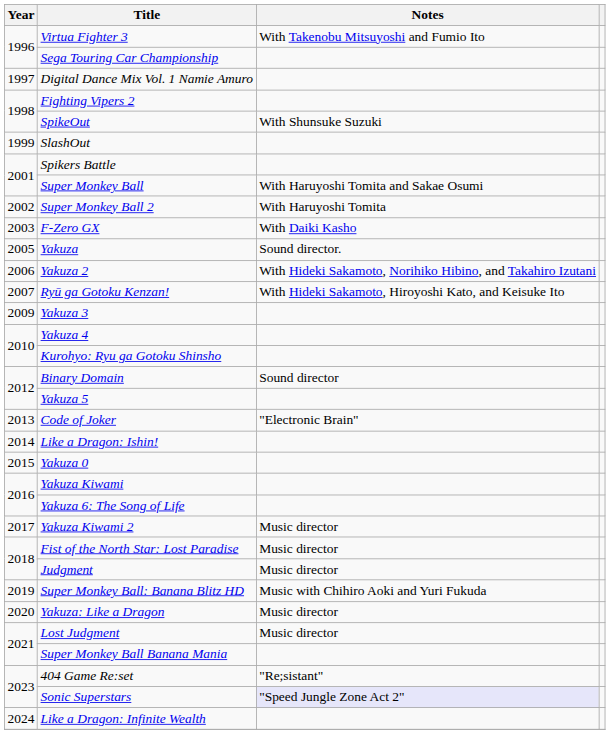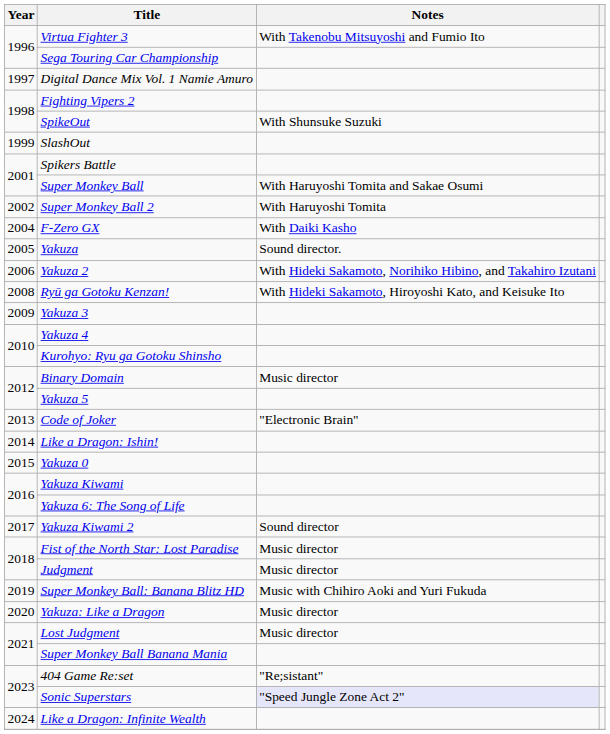(21, 228) 2003 -> (21, 228) 2004
(21, 292) 2007 -> (21, 292) 2008
(299, 377) Sound director -> (299, 377) Music director
(299, 526) Music director -> (299, 526) Sound director
